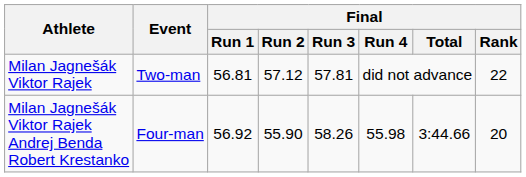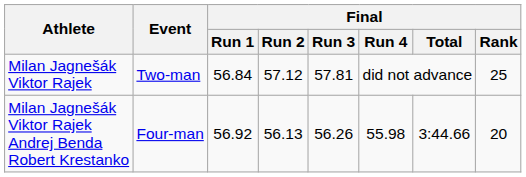(233, 75) 56.81 -> (233, 75) 56.84
(499, 75) 22 -> (499, 75) 25
(283, 134) 55.90 -> (283, 134) 56.13
(334, 134) 58.26 -> (334, 134) 56.26
